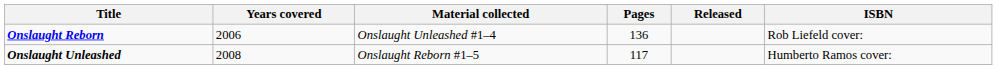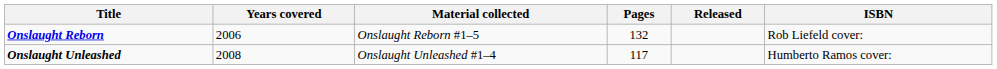(427, 34) Onslaught Unleashed #1–4 -> (418, 34) Onslaught Reborn #1–5
(639, 34) 136 -> (639, 34) 132
(418, 54) Onslaught Reborn #1–5 -> (427, 54) Onslaught Unleashed #1–4
